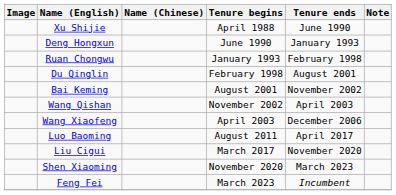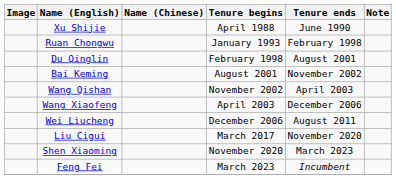- row: (80, 43)
+ row: (80, 120)
- row: (80, 136)
